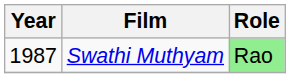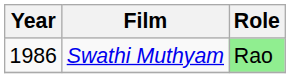(33, 55) 1987 -> (33, 55) 1986
